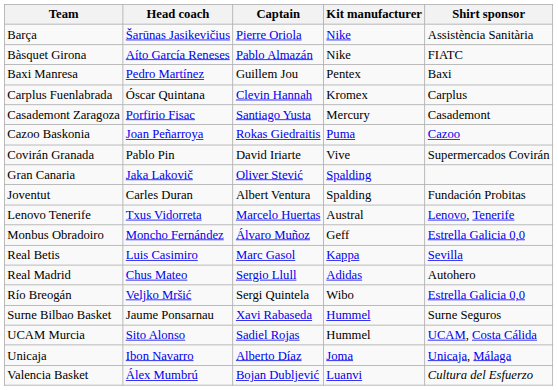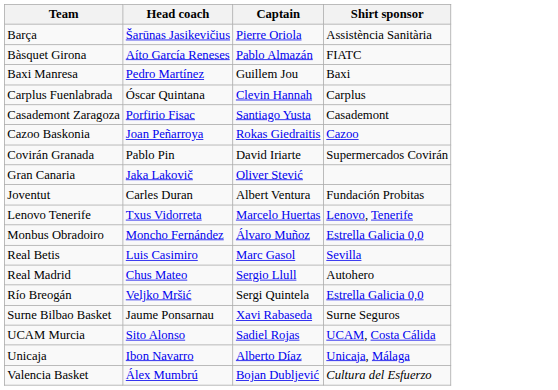- column: (374, 14)
